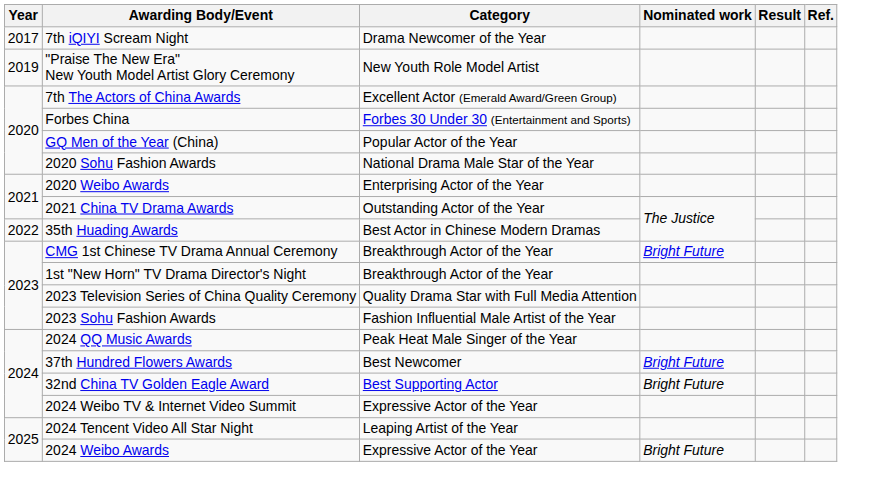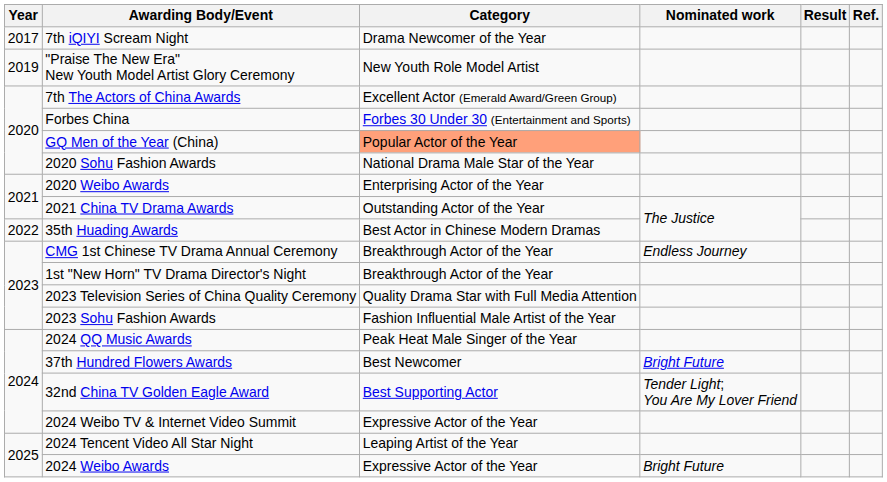(440, 142) no background -> (440, 142) lightsalmon background
(684, 252) Bright Future -> (695, 252) Endless Journey
(684, 385) Bright Future -> (720, 392) Tender Light; You Are My Lover Friend
